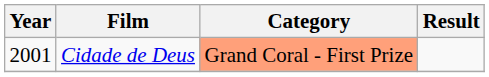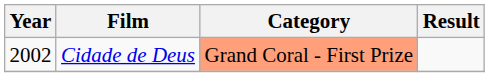(30, 54) 2001 -> (30, 54) 2002
